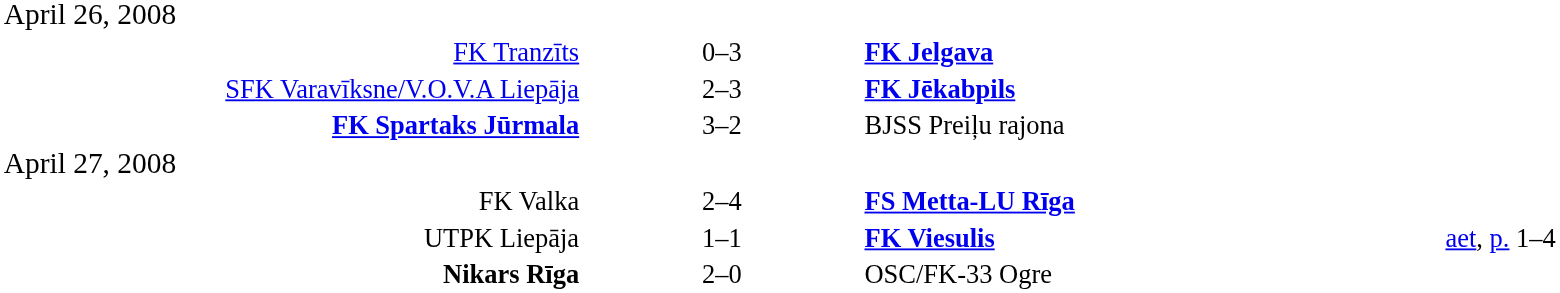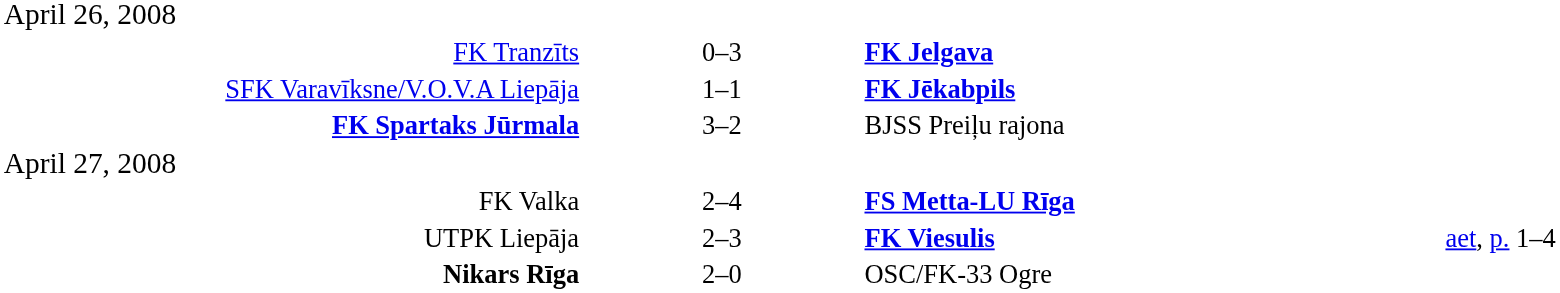(722, 88) 2–3 -> (722, 88) 1–1
(722, 237) 1–1 -> (722, 237) 2–3
